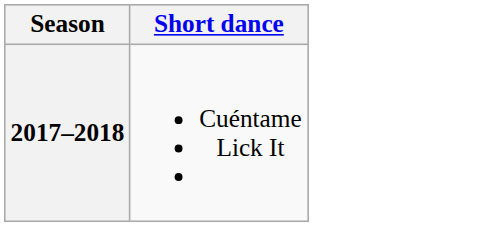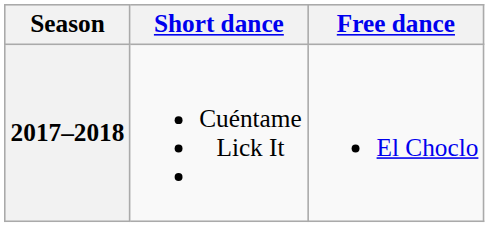+ column: (396, 24)
